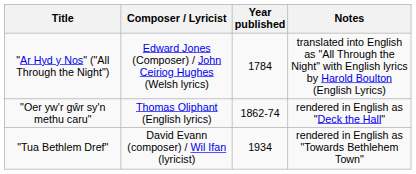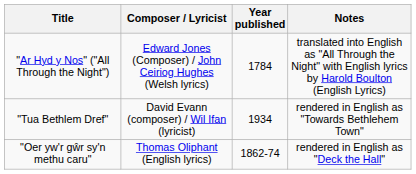rows swapped: (63, 113) <-> (63, 148)
